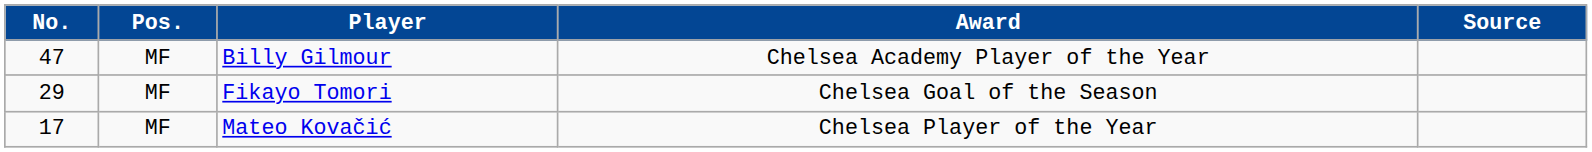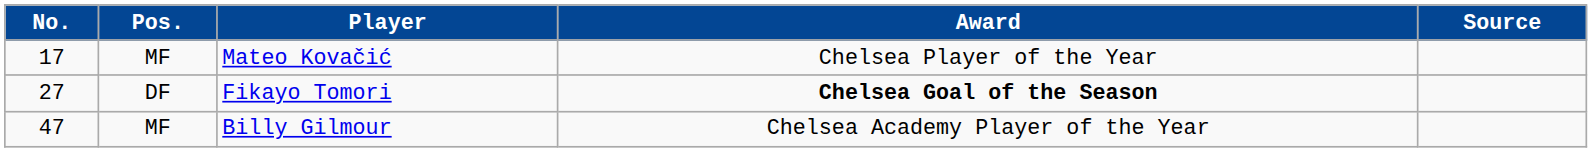rows swapped: (307, 129) <-> (307, 58)
(52, 93) 29 -> (52, 93) 27
(158, 93) MF -> (158, 93) DF
(988, 93) normal -> (988, 93) bold
